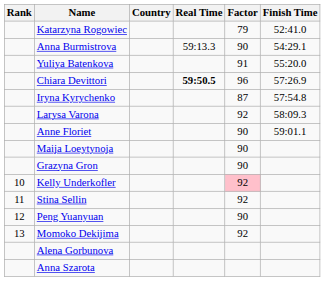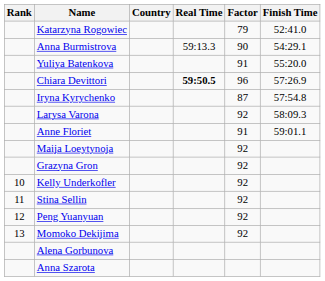(243, 132) 90 -> (243, 132) 91
(243, 149) 90 -> (243, 149) 92
(243, 166) 90 -> (243, 166) 92
(243, 183) pink background -> (243, 183) no background
(243, 217) 90 -> (243, 217) 92
